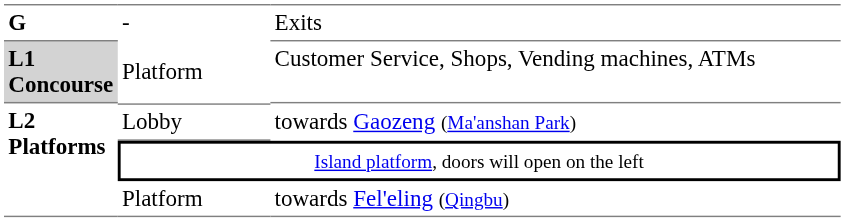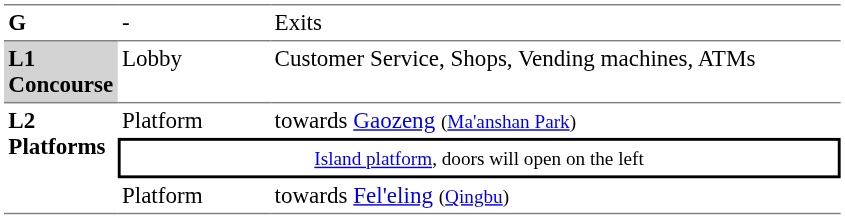(162, 71) Platform -> (152, 58) Lobby
(152, 121) Lobby -> (162, 120) Platform
